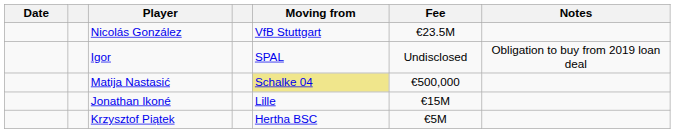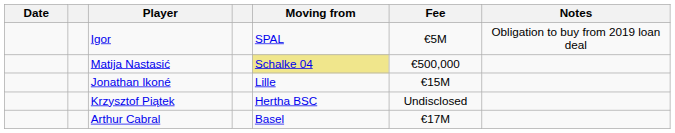- row: (136, 32)
(435, 57) Undisclosed -> (435, 38) €5M
(435, 119) €5M -> (435, 100) Undisclosed
+ row: (126, 119)
